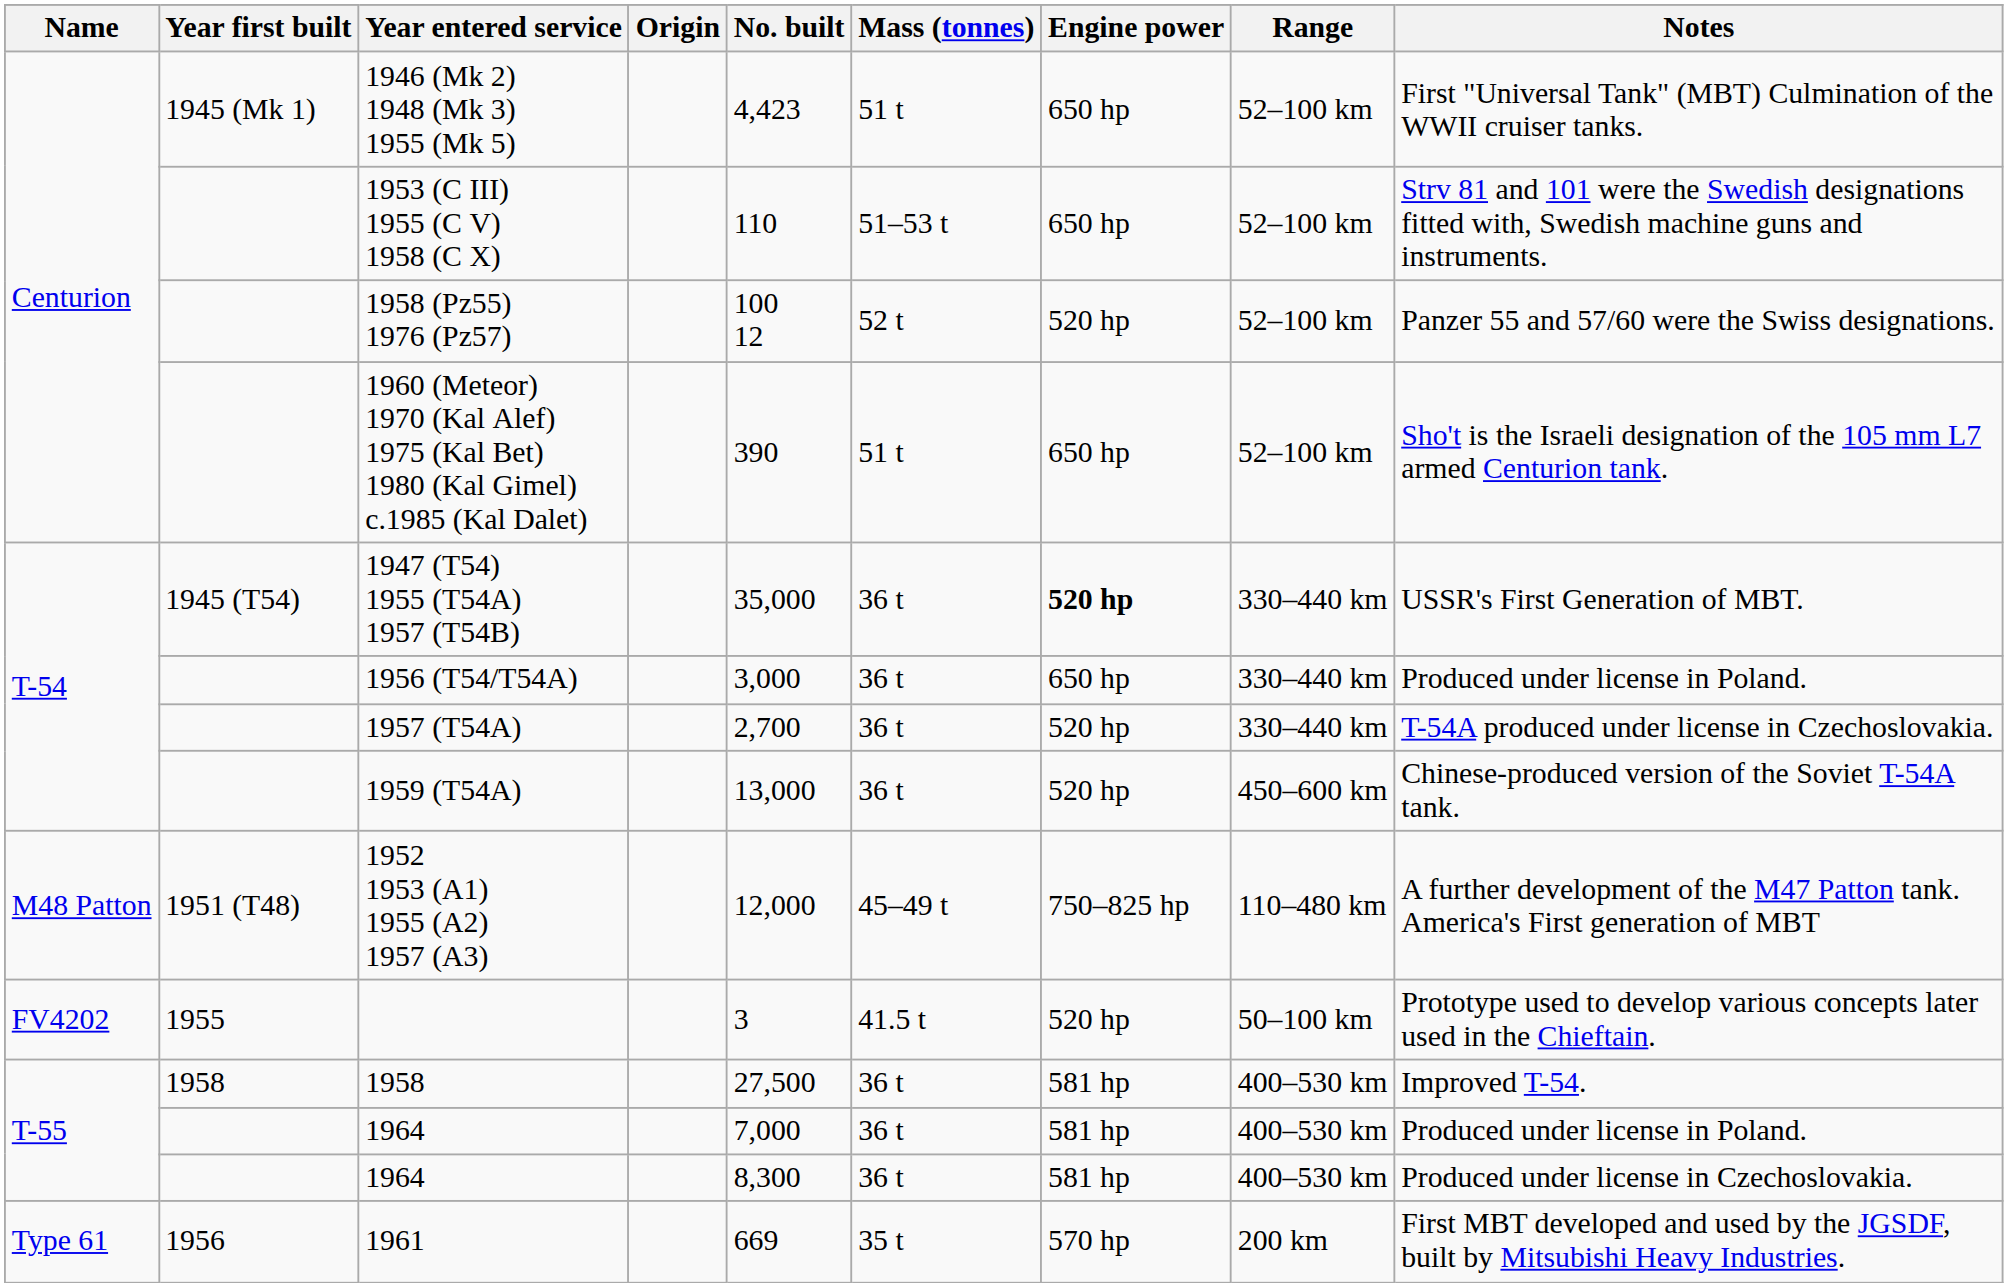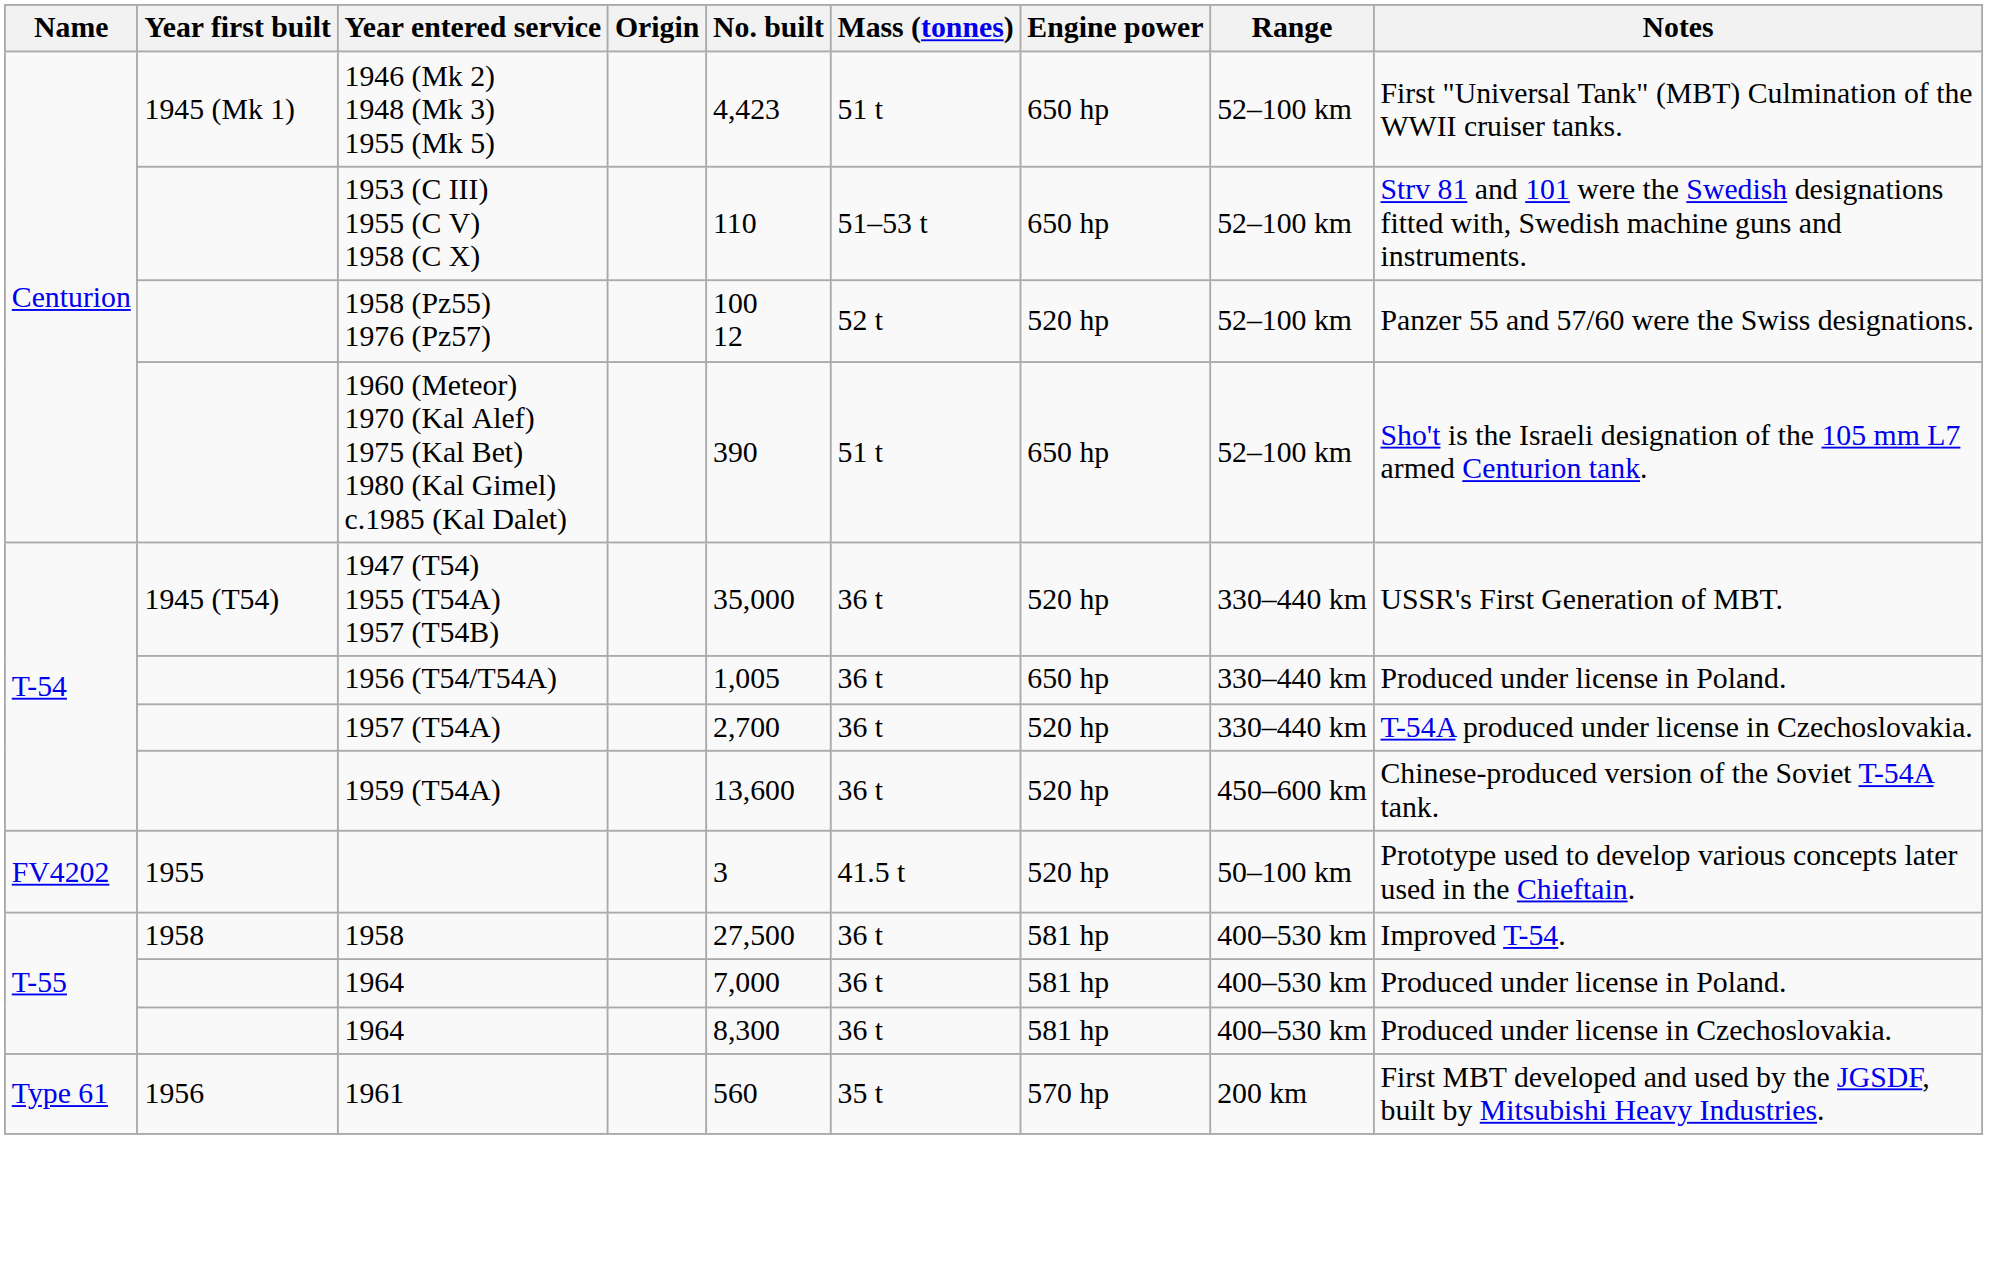(1091, 598) bold -> (1068, 598) normal
(767, 679) 3,000 -> (746, 679) 1,005
(775, 790) 13,000 -> (754, 790) 13,600
- row: (233, 904)
(756, 1241) 669 -> (735, 1093) 560
